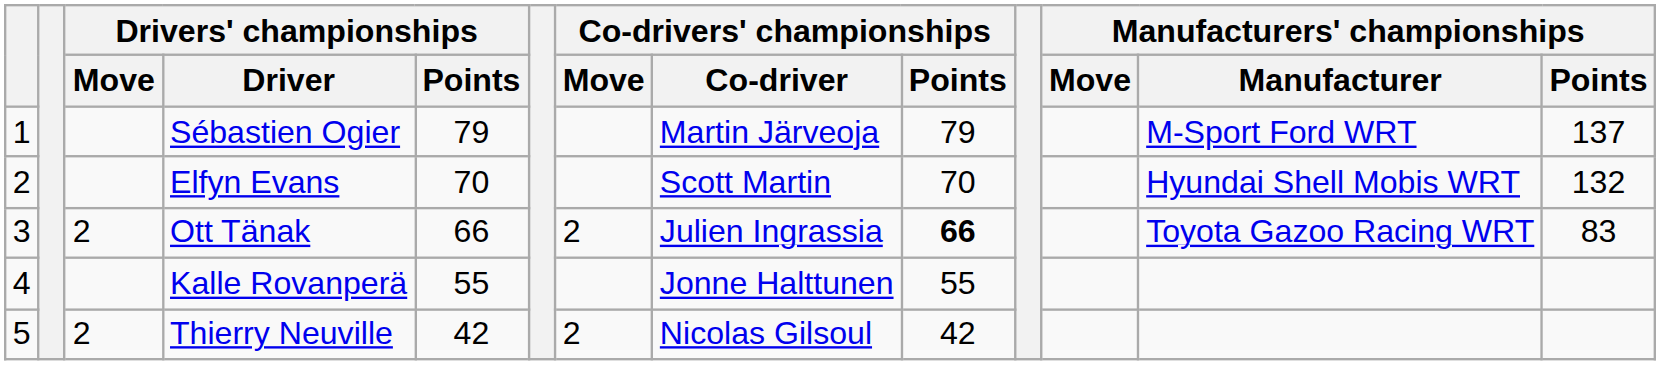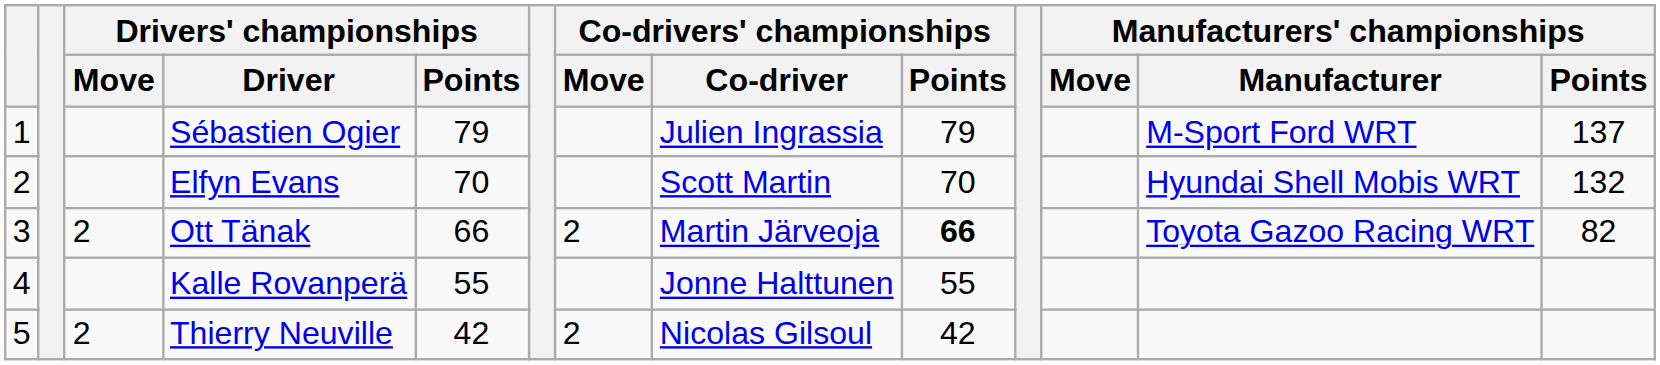(770, 131) Martin Järveoja -> (771, 131) Julien Ingrassia
(771, 232) Julien Ingrassia -> (770, 232) Martin Järveoja
(1598, 232) 83 -> (1598, 232) 82
